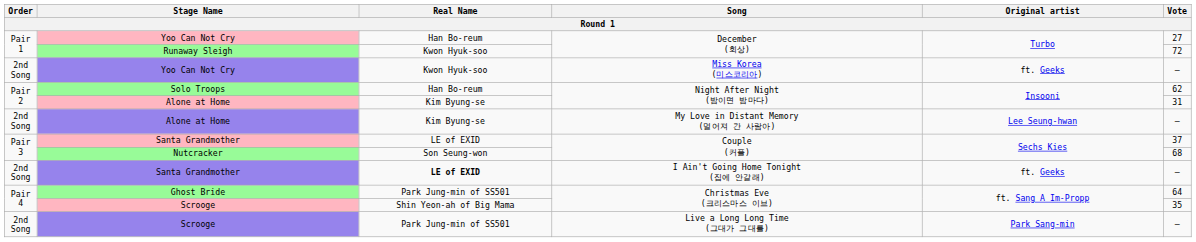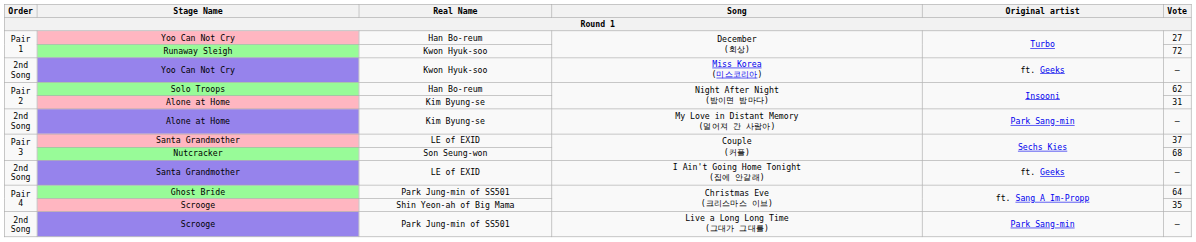(1043, 121) Lee Seung-hwan -> (1043, 121) Park Sang-min
(455, 173) bold -> (455, 173) normal
